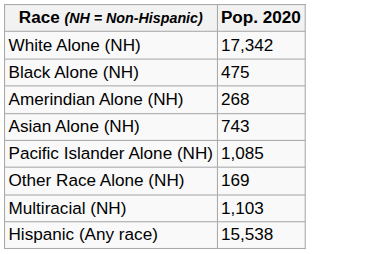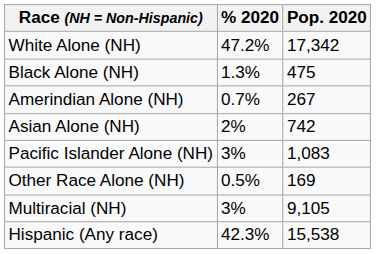+ column: (250, 18)
(235, 99) 268 -> (301, 99) 267
(235, 126) 743 -> (301, 126) 742
(242, 153) 1,085 -> (308, 153) 1,083
(242, 208) 1,103 -> (308, 208) 9,105
